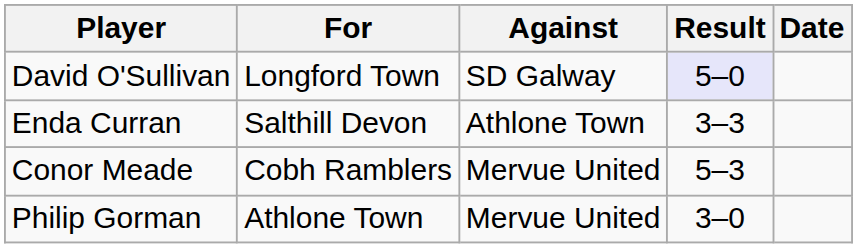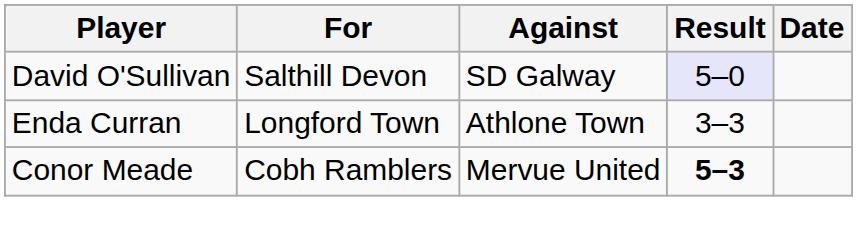(342, 75) Longford Town -> (336, 75) Salthill Devon
(336, 123) Salthill Devon -> (342, 123) Longford Town
(720, 170) normal -> (720, 170) bold
- row: (107, 218)
